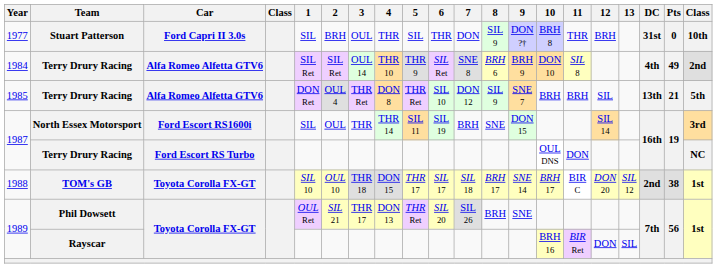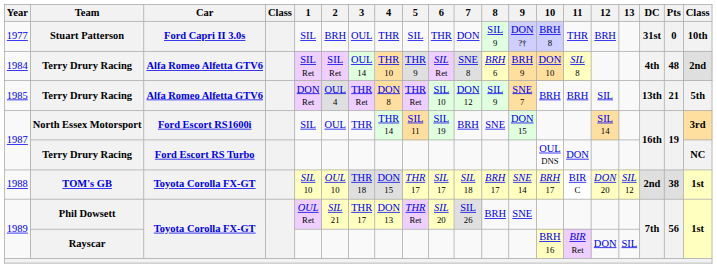(674, 65) 49 -> (674, 65) 48
